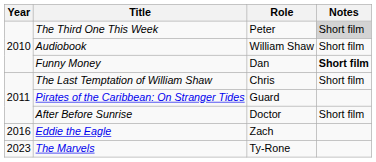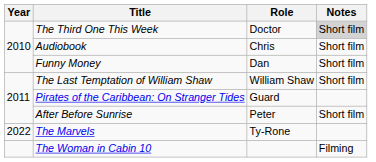(262, 30) Peter -> (265, 30) Doctor
(282, 47) William Shaw -> (262, 47) Chris
(344, 64) bold -> (342, 64) normal
(262, 81) Chris -> (282, 81) William Shaw
(265, 115) Doctor -> (262, 115) Peter
- row: (73, 132)
(19, 149) 2023 -> (19, 132) 2022
+ row: (93, 149)
